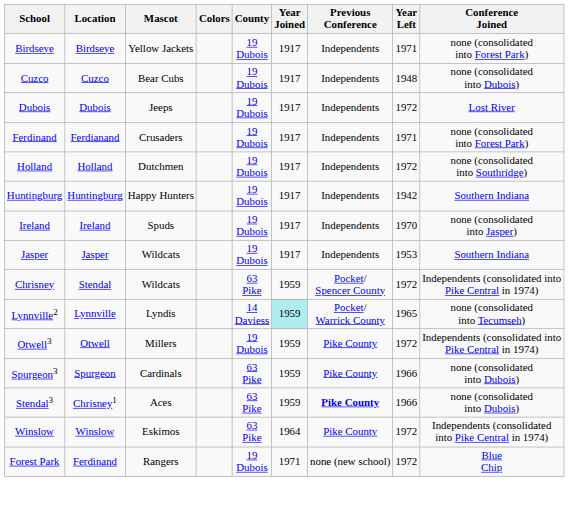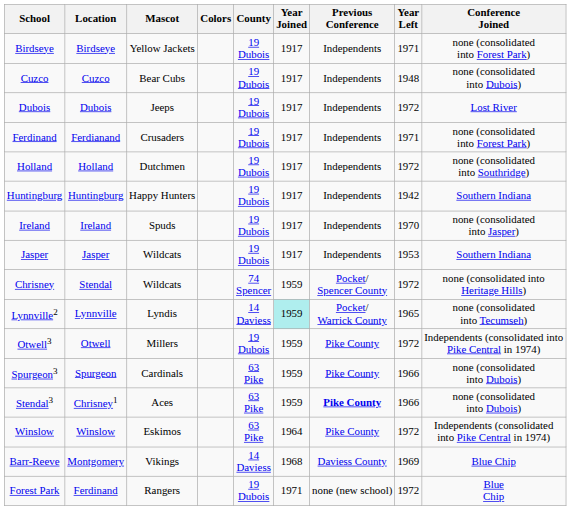(252, 284) 63 Pike -> (254, 284) 74 Spencer
(492, 284) Independents (consolidated into Pike Central in 1974) -> (494, 284) none (consolidated into Heritage Hills)
+ row: (35, 461)
